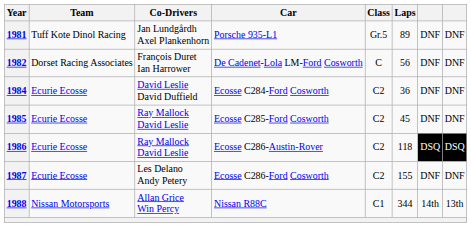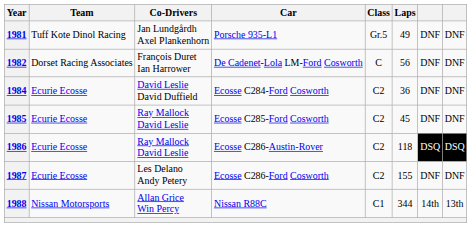(405, 35) 89 -> (405, 35) 49
